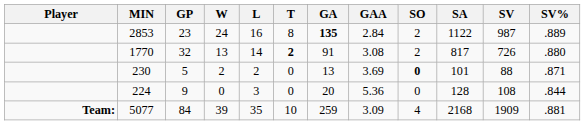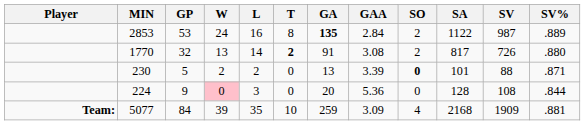(185, 33) 23 -> (185, 33) 53
(373, 71) 3.69 -> (373, 71) 3.39
(222, 91) no background -> (222, 91) pink background
